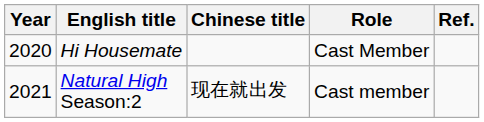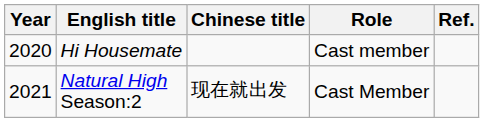(372, 50) Cast Member -> (372, 50) Cast member
(372, 91) Cast member -> (372, 91) Cast Member
